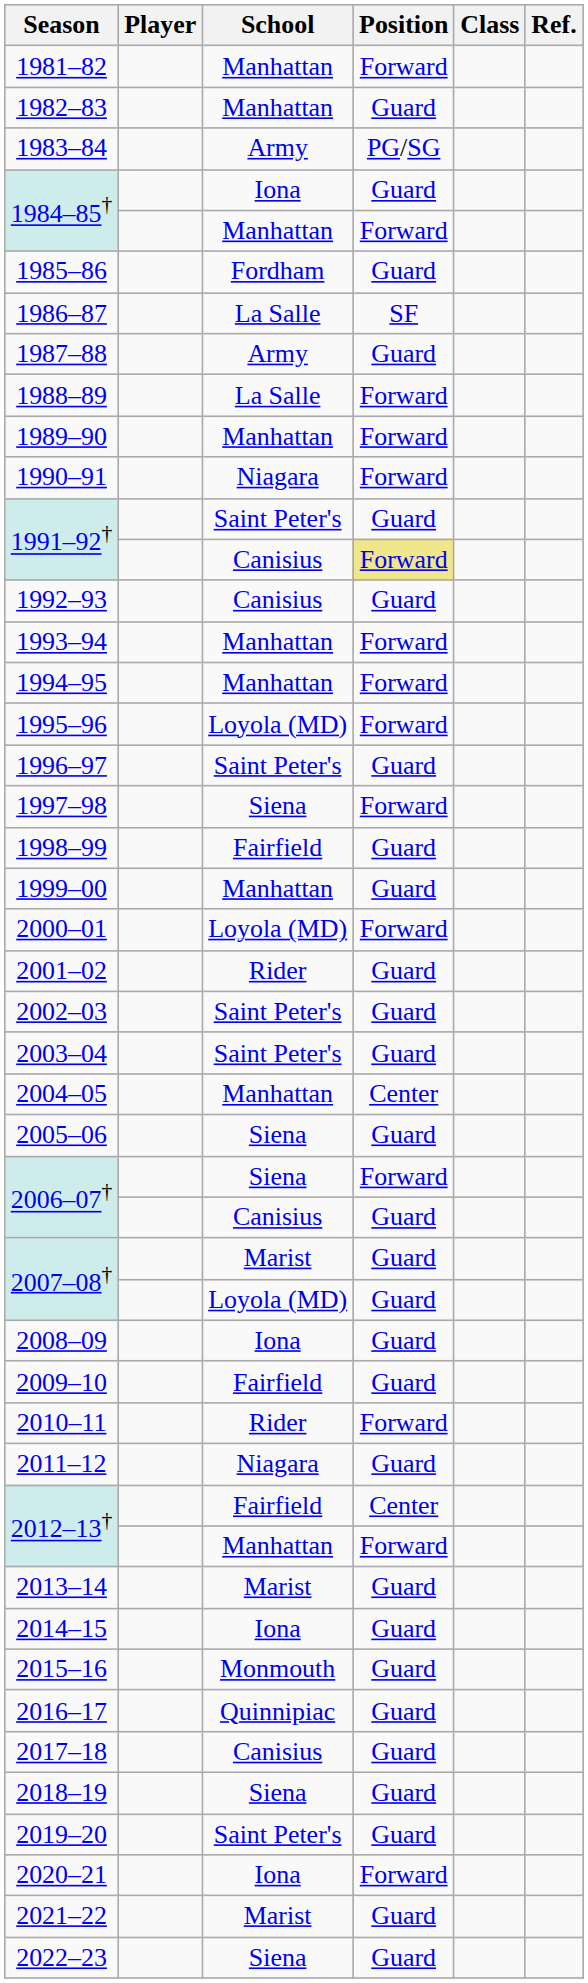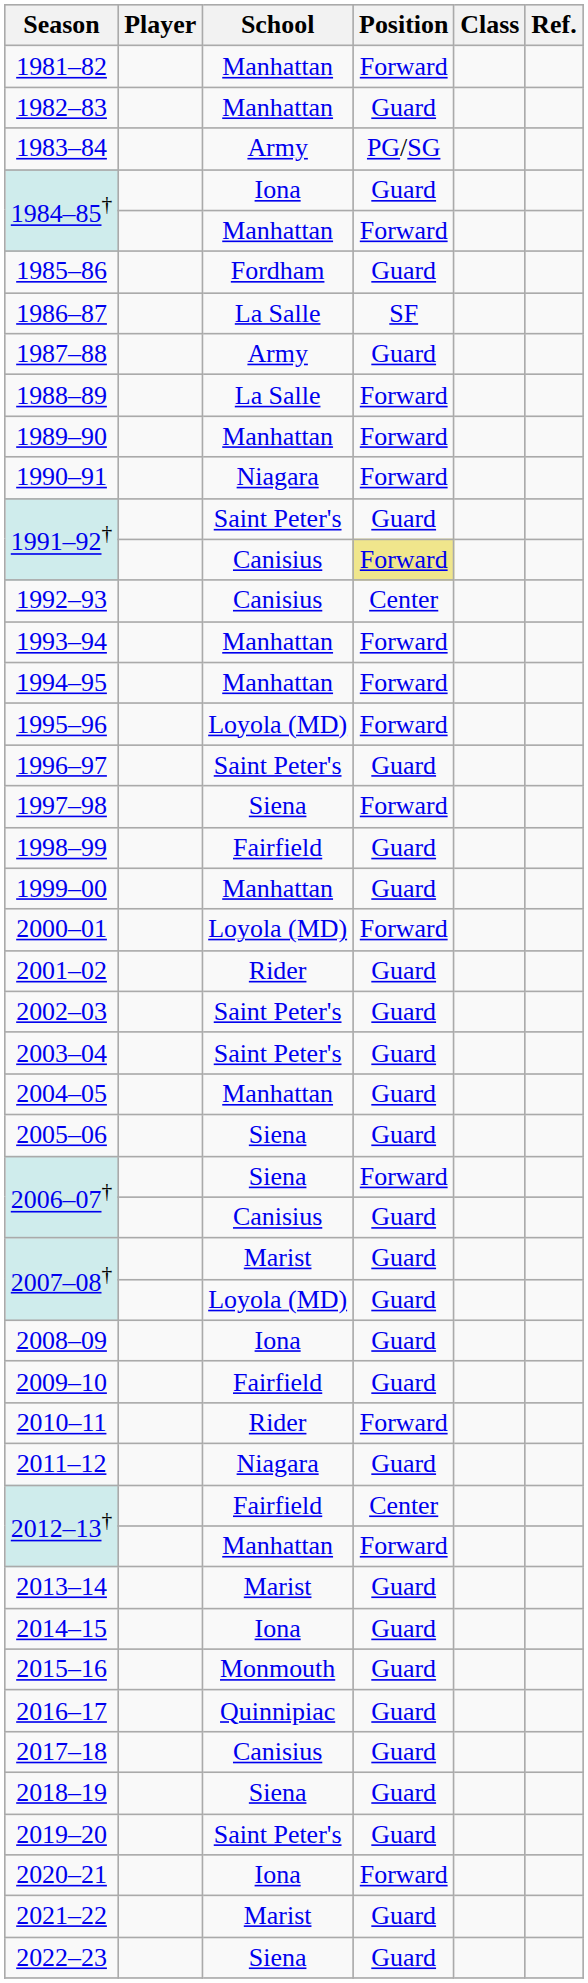(404, 600) Guard -> (404, 600) Center
(404, 1093) Center -> (404, 1093) Guard
